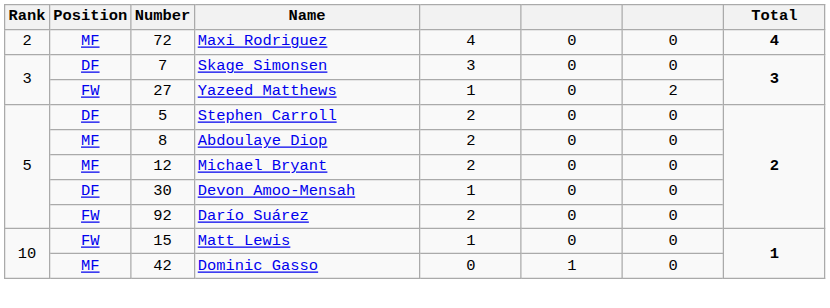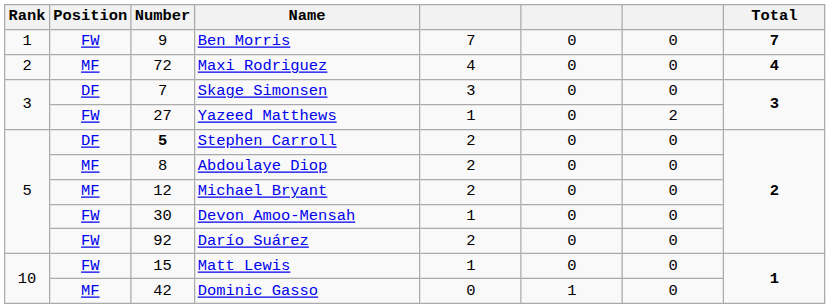+ row: (244, 42)
(163, 117) normal -> (163, 142) bold
(90, 192) DF -> (90, 217) FW
